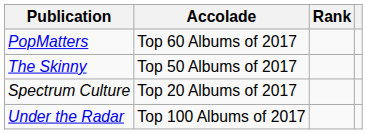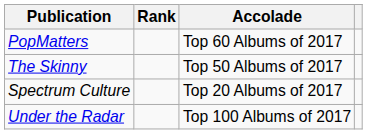columns swapped: (221, 16) <-> (332, 16)
